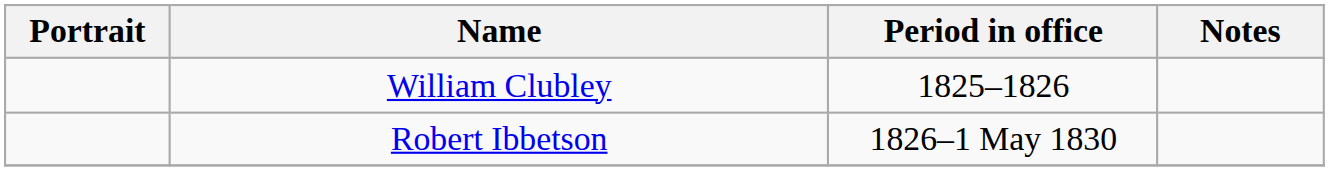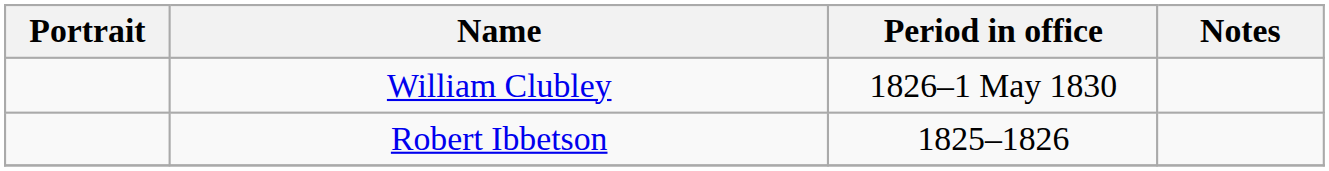(993, 84) 1825–1826 -> (993, 84) 1826–1 May 1830
(993, 138) 1826–1 May 1830 -> (993, 138) 1825–1826
